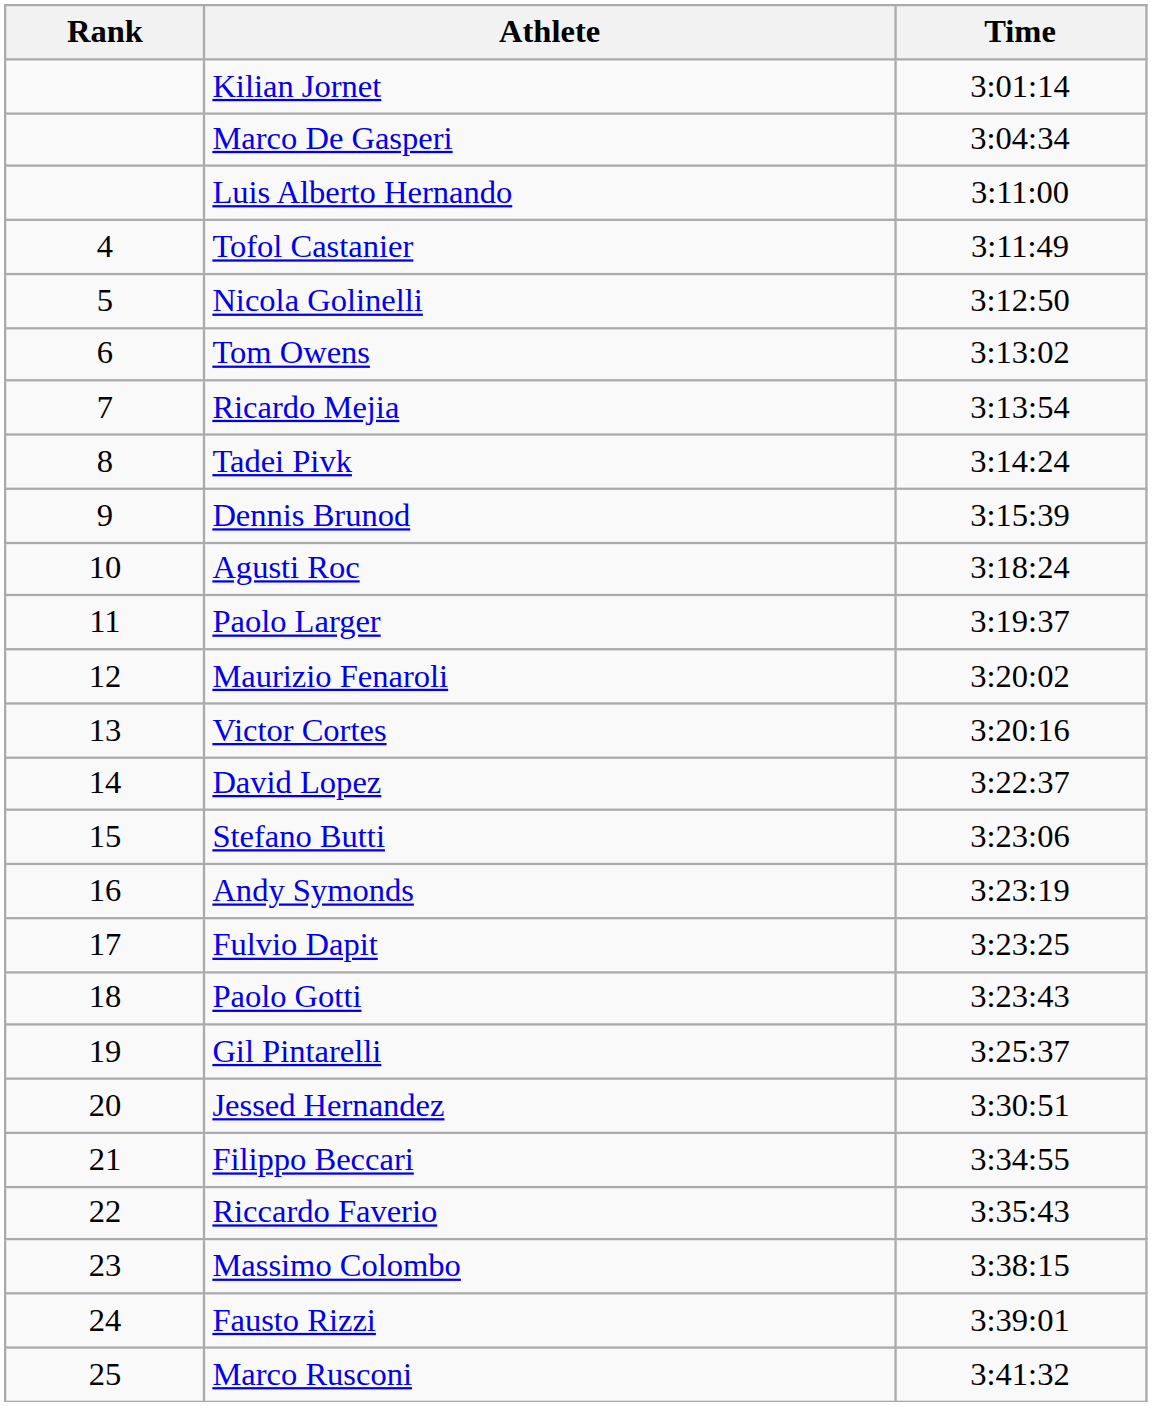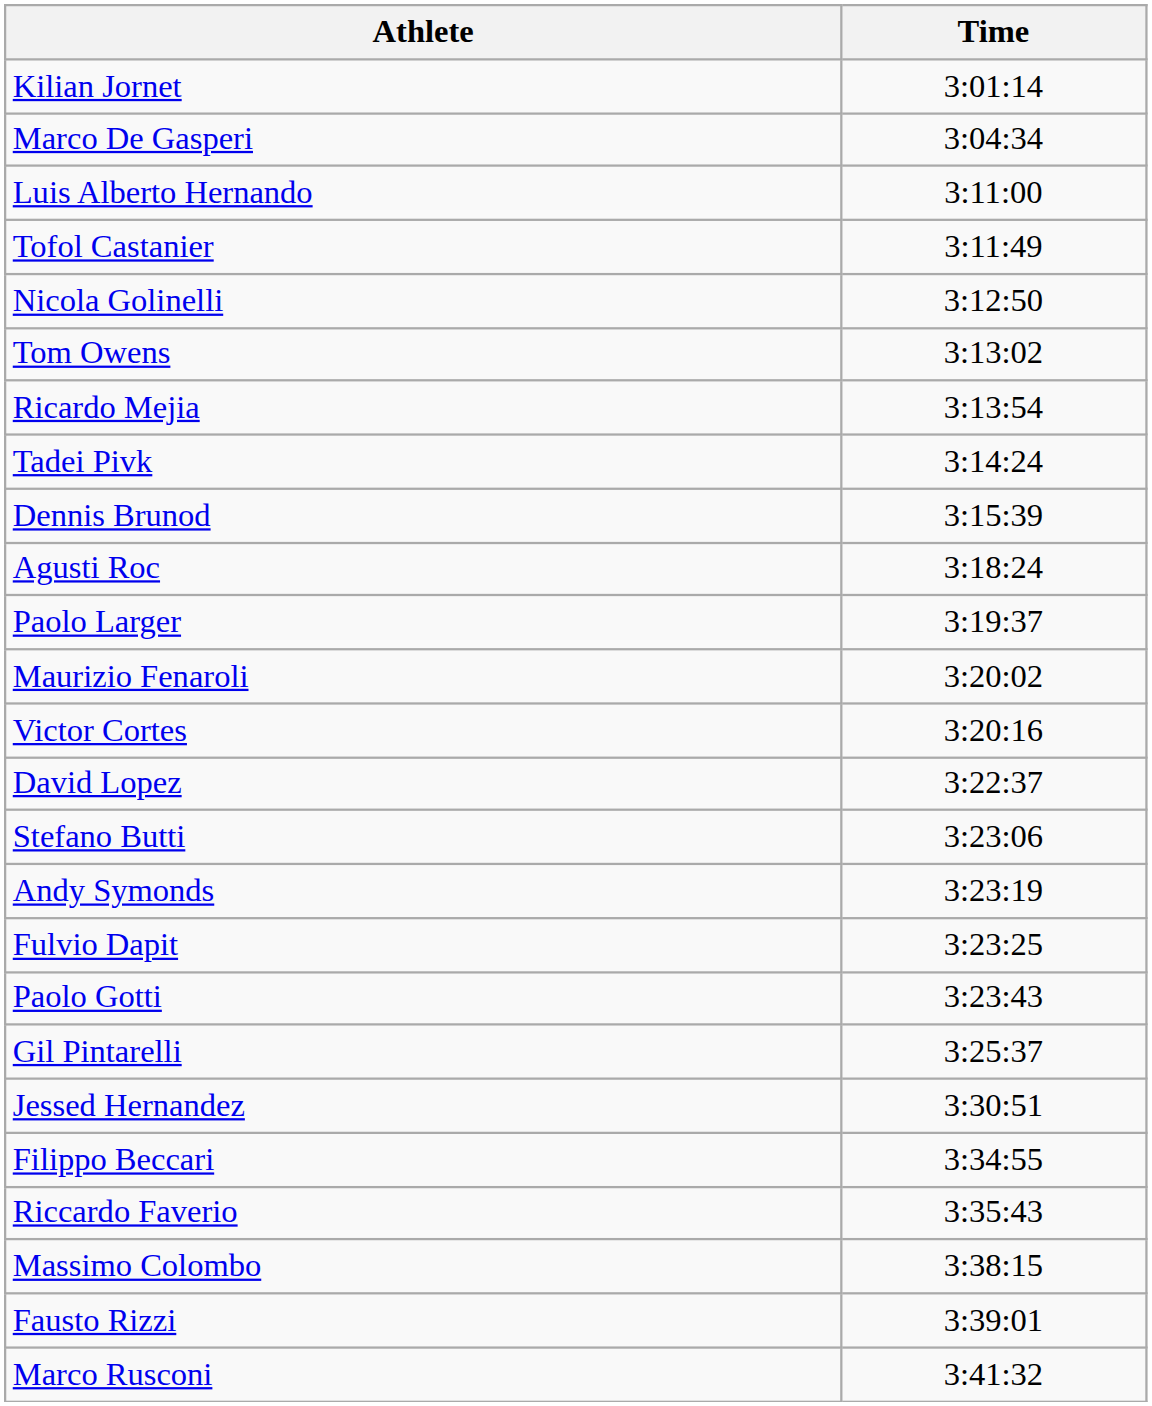- column: (105, 31)
